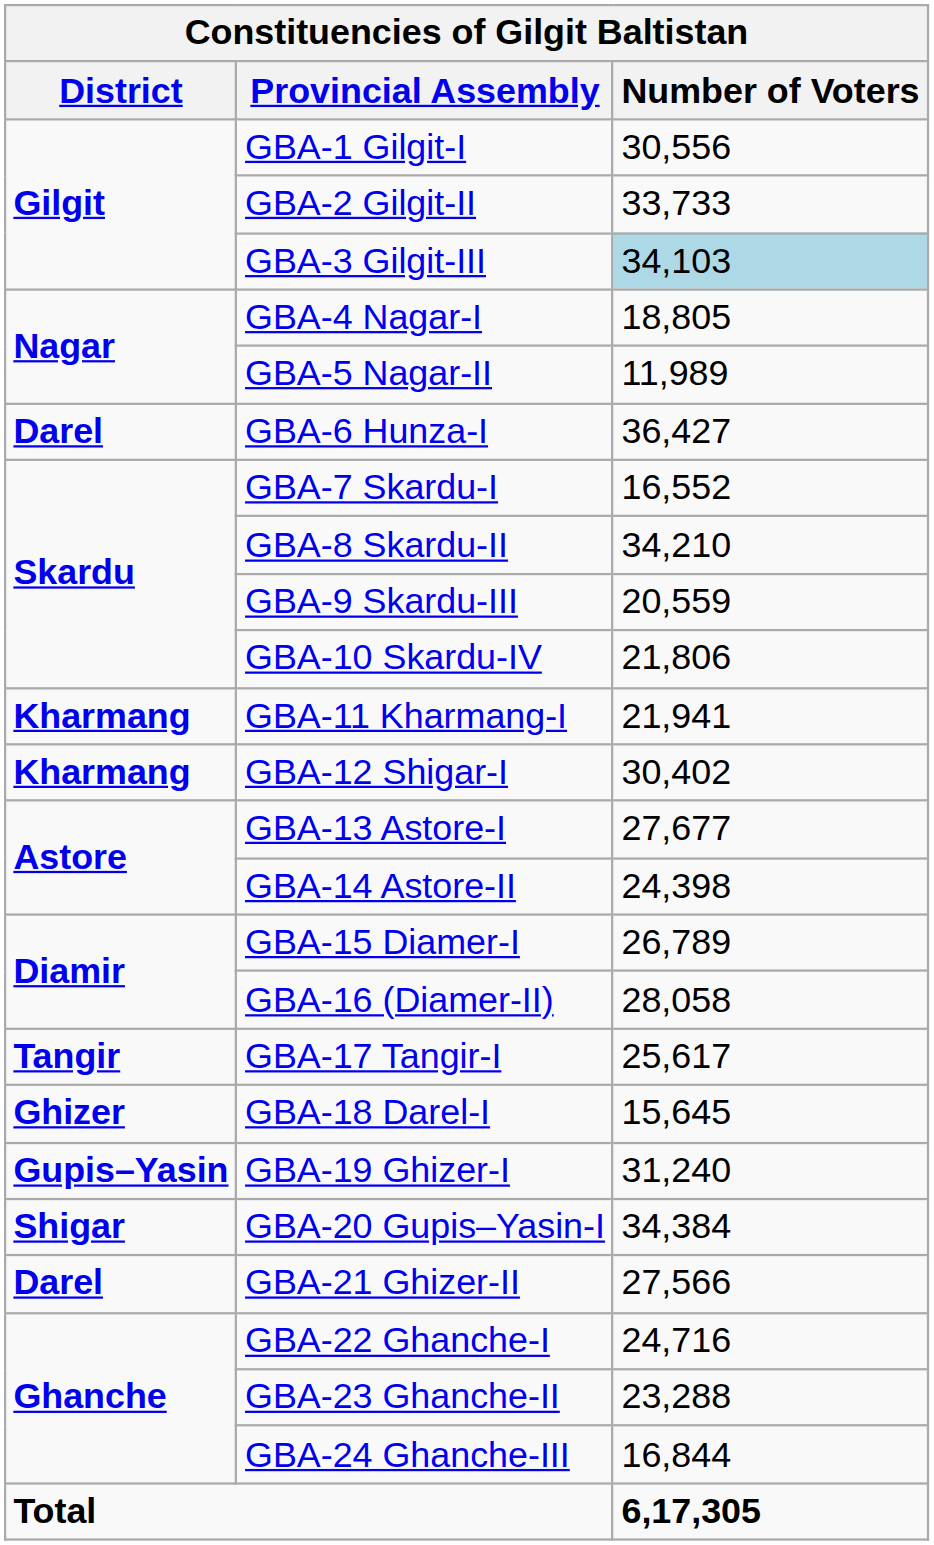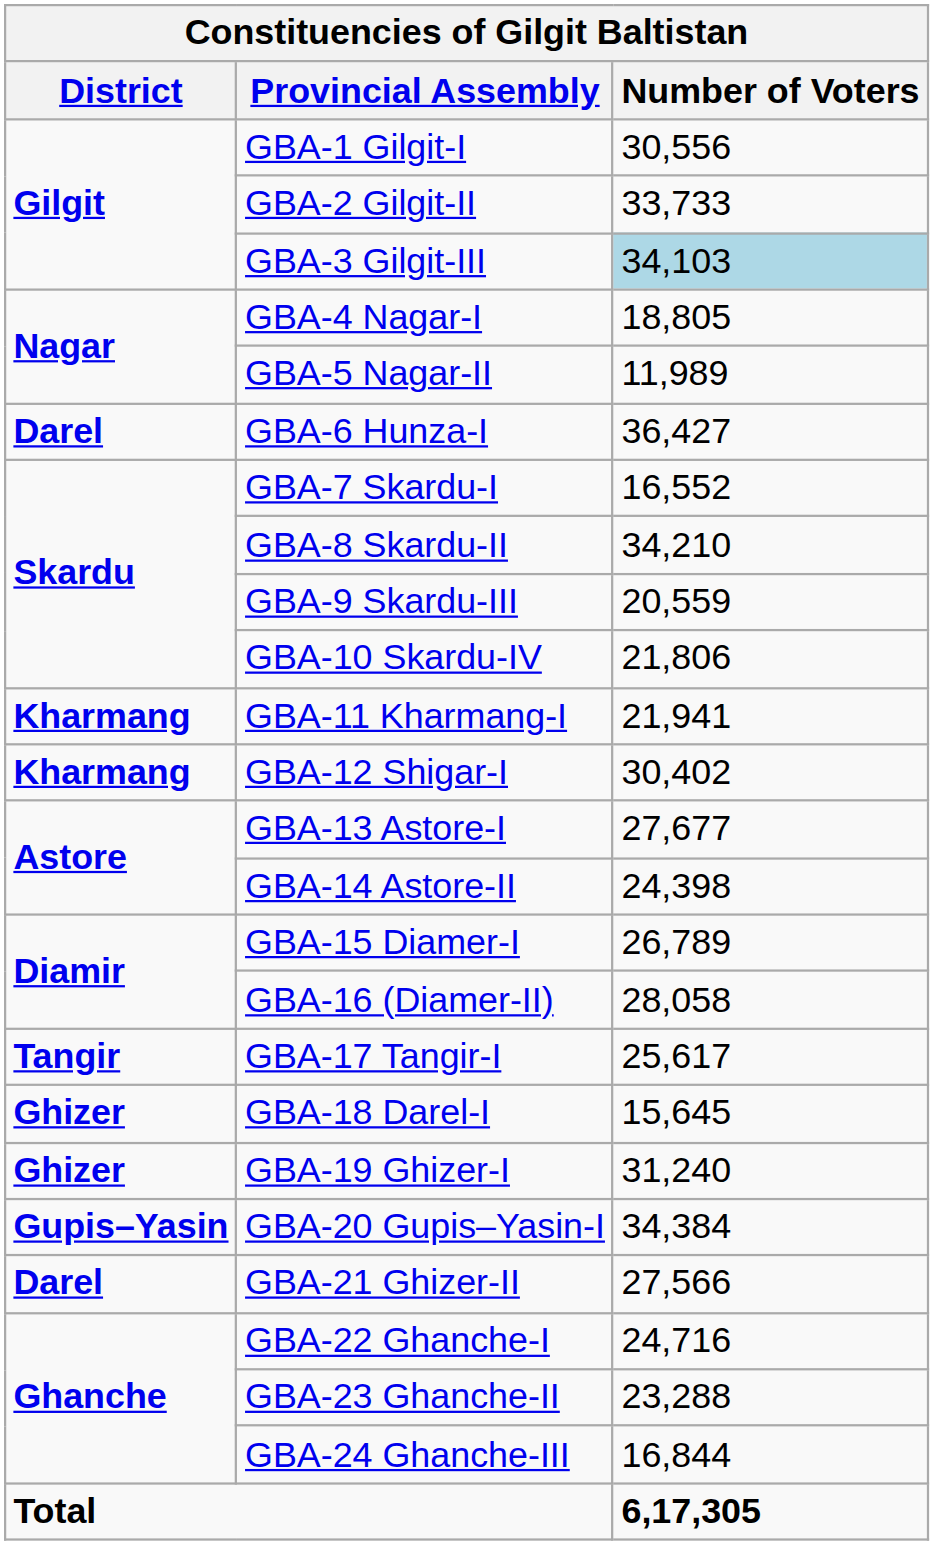(121, 1169) Gupis–Yasin -> (69, 1169) Ghizer
(69, 1226) Shigar -> (121, 1226) Gupis–Yasin
